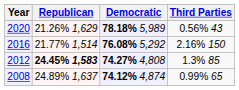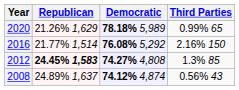(201, 29) 0.56% 43 -> (201, 29) 0.99% 65
(201, 77) 0.99% 65 -> (201, 77) 0.56% 43
